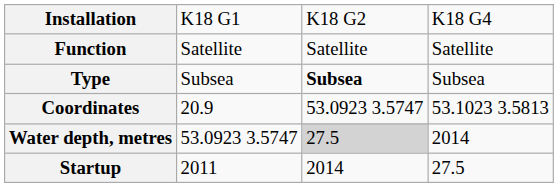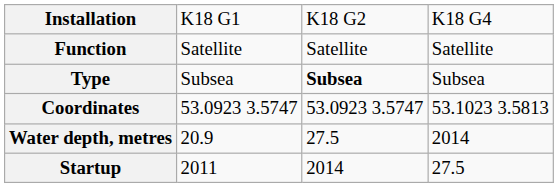(197, 108) 20.9 -> (239, 108) 53.0923 3.5747
(239, 138) 53.0923 3.5747 -> (197, 138) 20.9
(323, 138) lightgrey background -> (323, 138) no background
